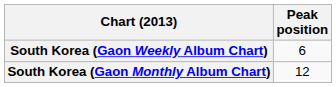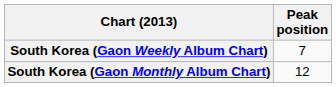(302, 51) 6 -> (302, 51) 7
